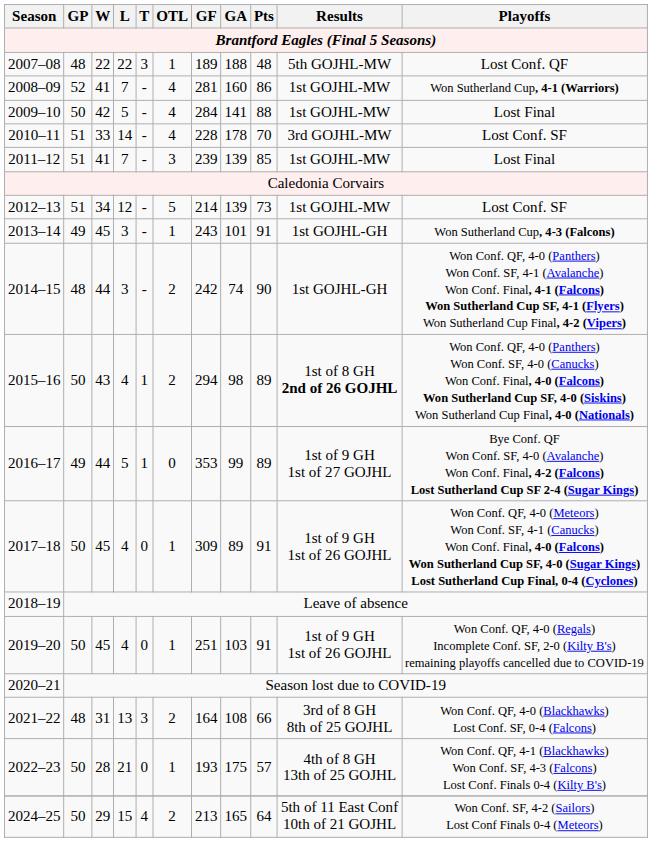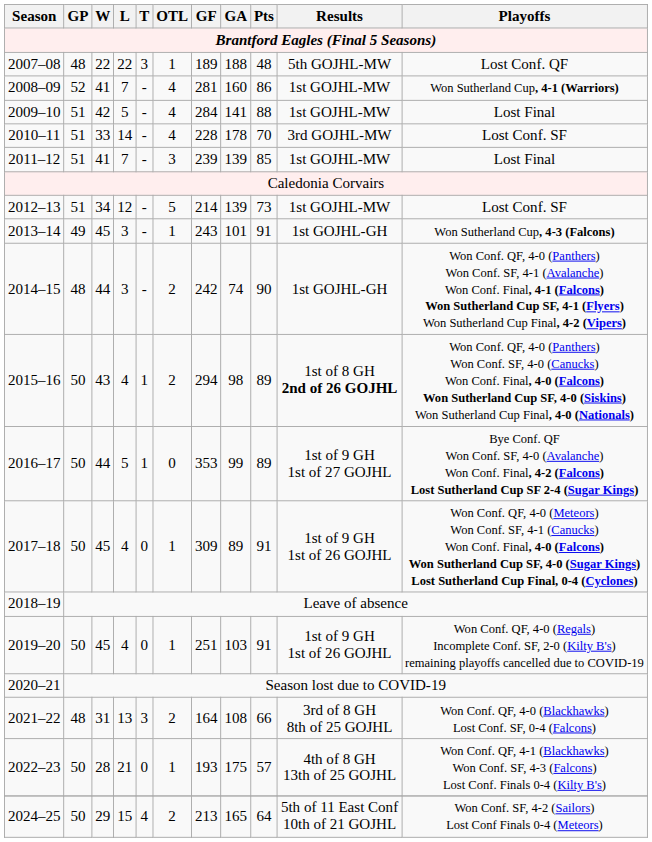(78, 111) 50 -> (78, 111) 51
(78, 463) 49 -> (78, 463) 50
